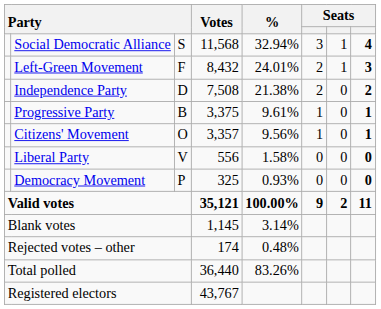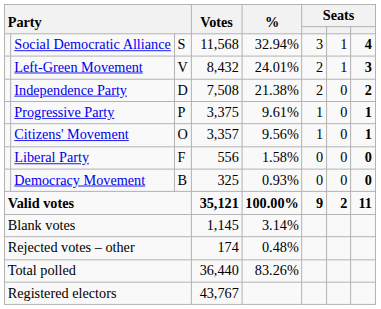(181, 67) F -> (183, 67) V
(182, 112) B -> (181, 112) P
(183, 157) V -> (181, 157) F
(181, 180) P -> (182, 180) B
